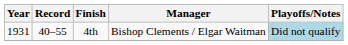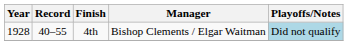(18, 31) 1931 -> (18, 31) 1928
